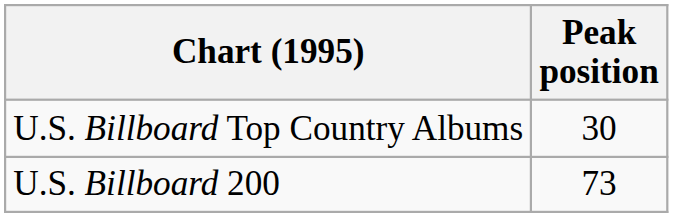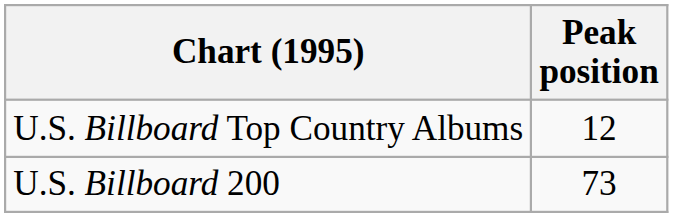(599, 127) 30 -> (599, 127) 12
